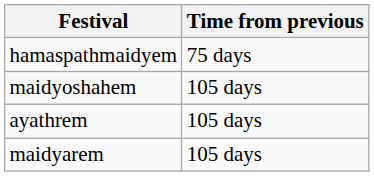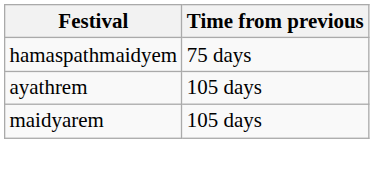- row: (73, 87)
